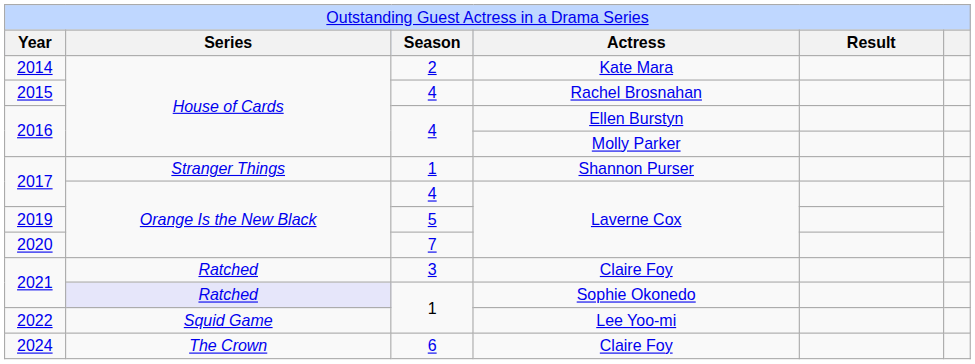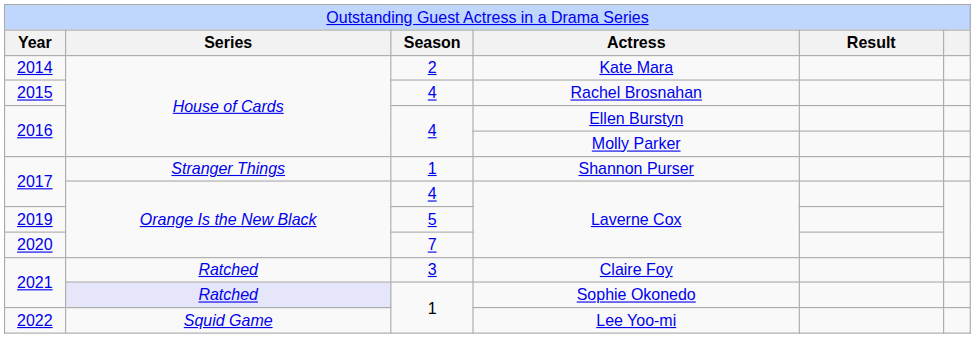- row: (35, 346)
